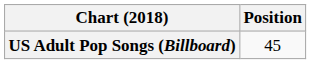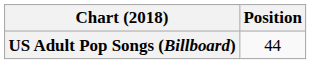(273, 44) 45 -> (273, 44) 44
